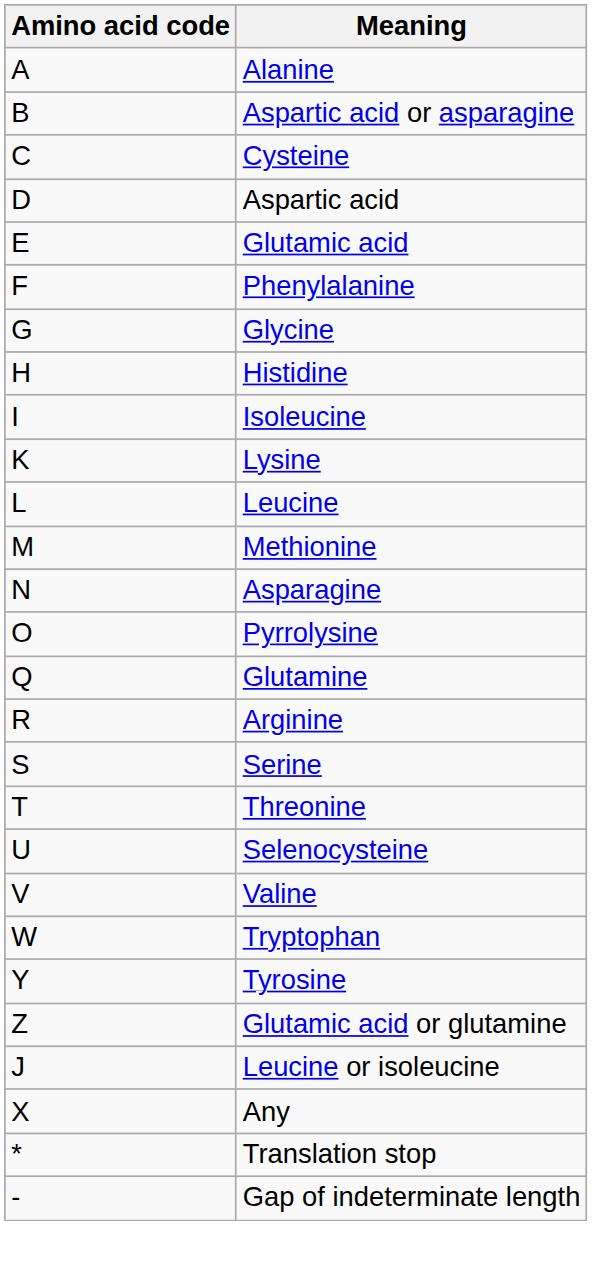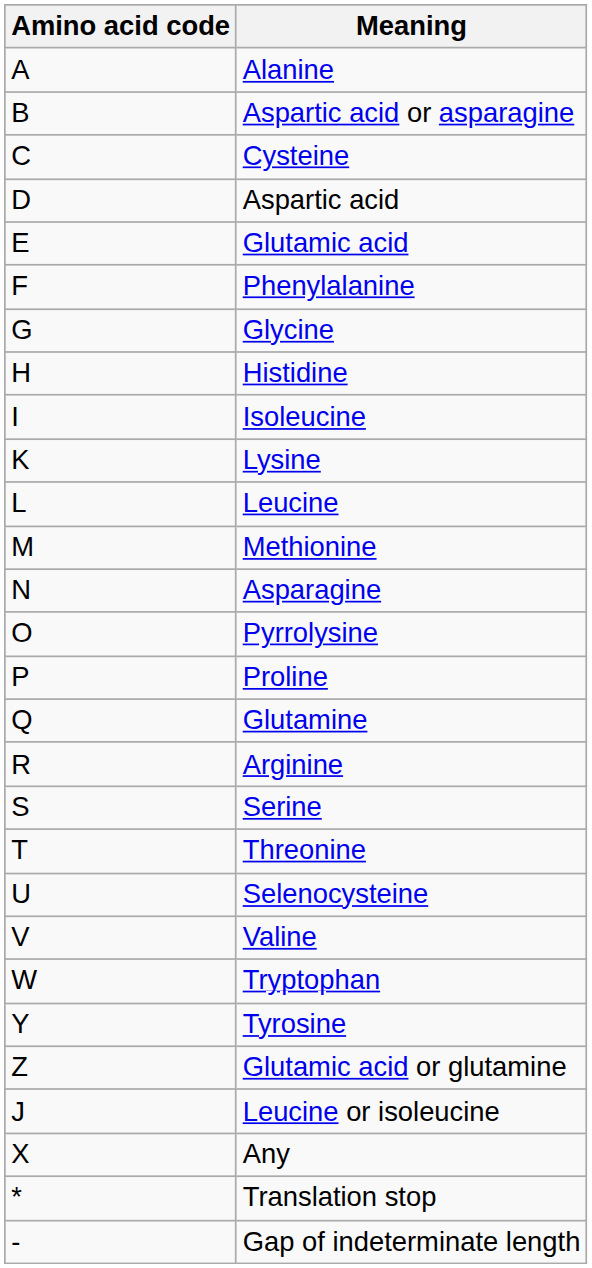+ row: (285, 677)
